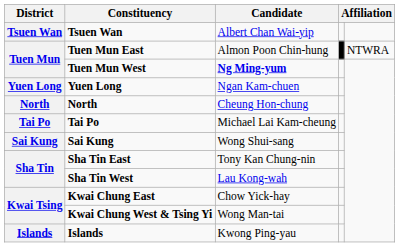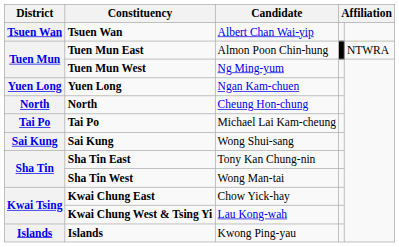(252, 68) bold -> (251, 68) normal
(252, 178) Lau Kong-wah -> (251, 178) Wong Man-tai
(251, 214) Wong Man-tai -> (252, 214) Lau Kong-wah
